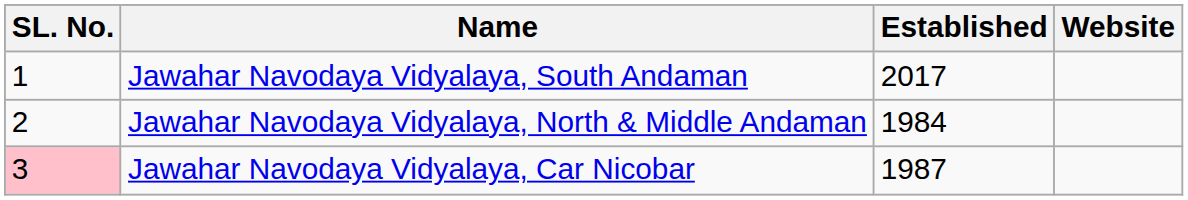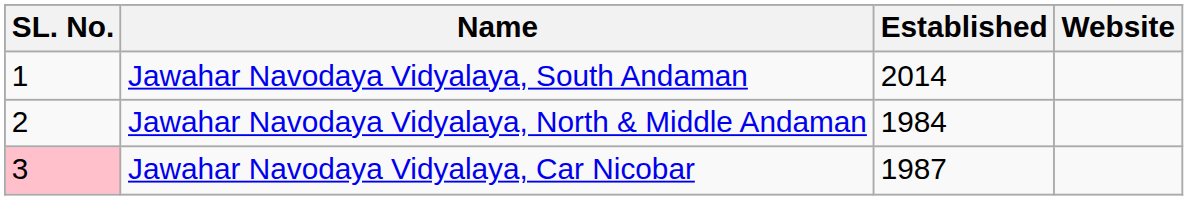(914, 75) 2017 -> (914, 75) 2014
